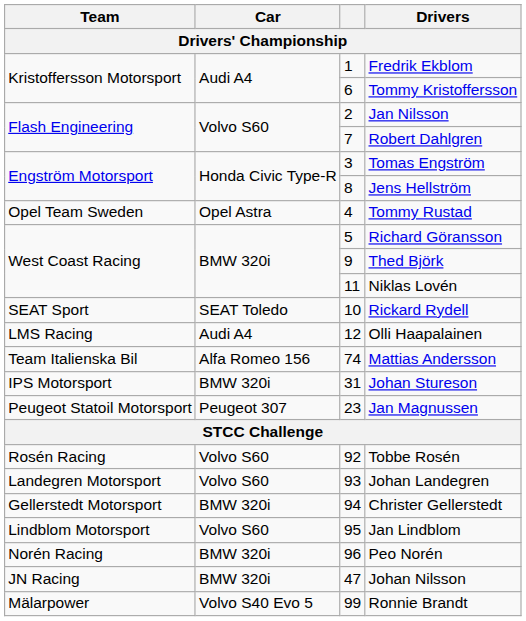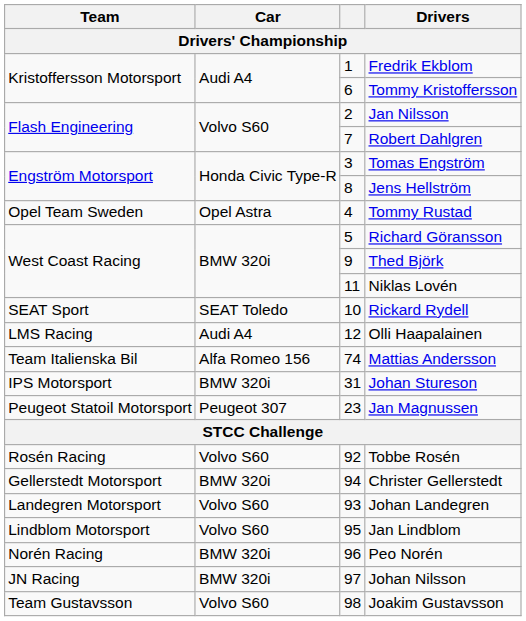rows swapped: (429, 481) <-> (435, 505)
(353, 578) 47 -> (353, 578) 97
+ row: (436, 603)
- row: (418, 603)
